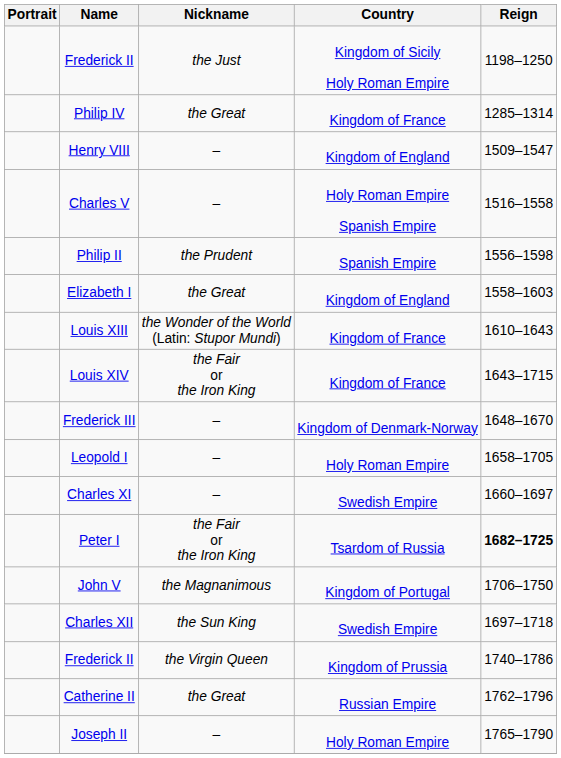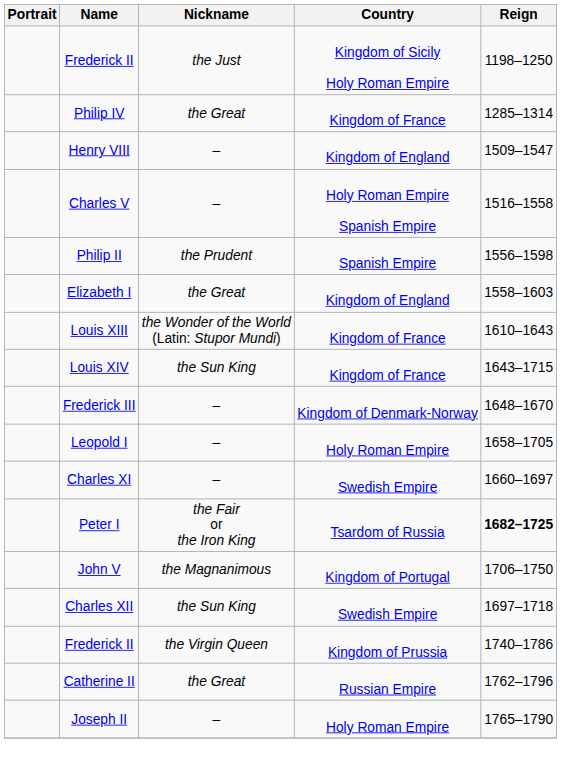(216, 375) the Fair or the Iron King -> (216, 368) the Sun King
